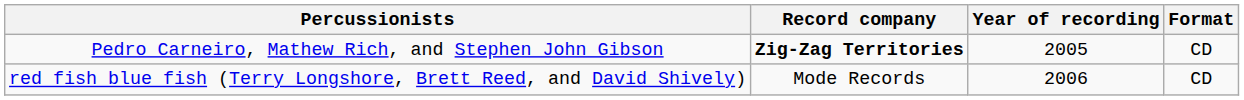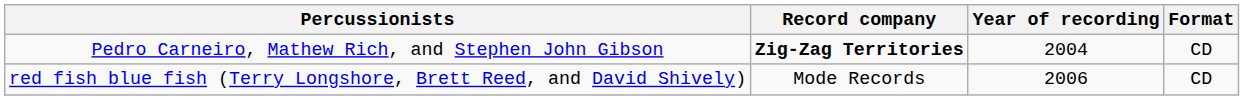(1066, 50) 2005 -> (1066, 50) 2004
